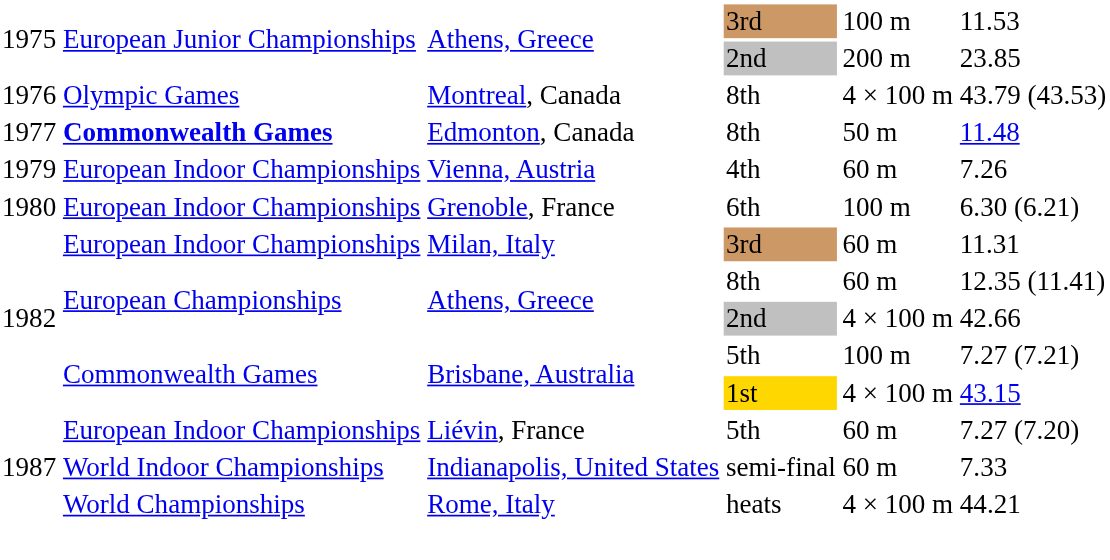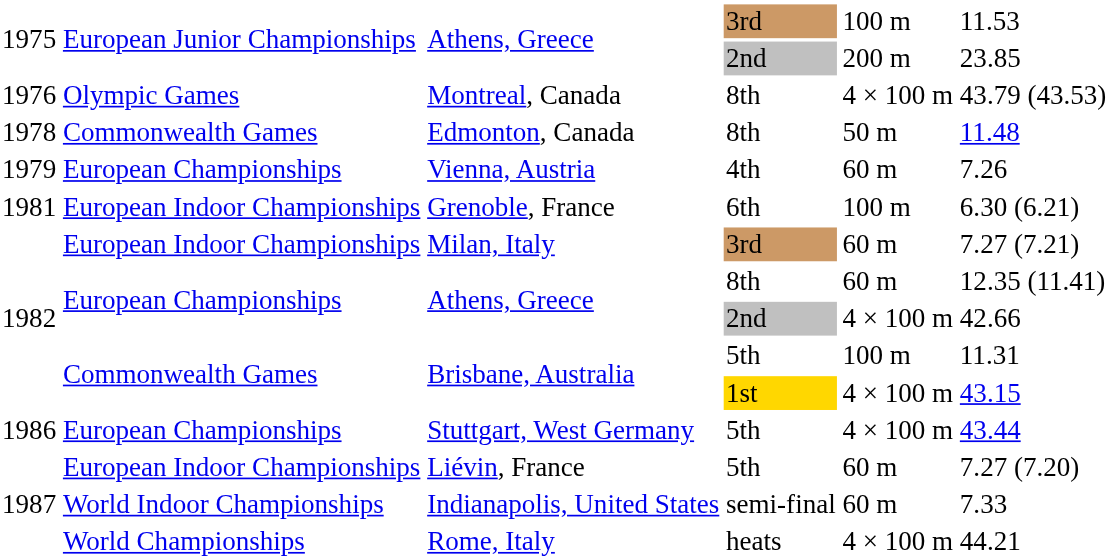(29, 132) 1977 -> (29, 132) 1978
(198, 132) bold -> (190, 132) normal
(242, 169) European Indoor Championships -> (202, 169) European Championships
(29, 206) 1980 -> (29, 206) 1981
(990, 244) 11.31 -> (1020, 244) 7.27 (7.21)
(1020, 355) 7.27 (7.21) -> (990, 355) 11.31
+ row: (561, 429)
